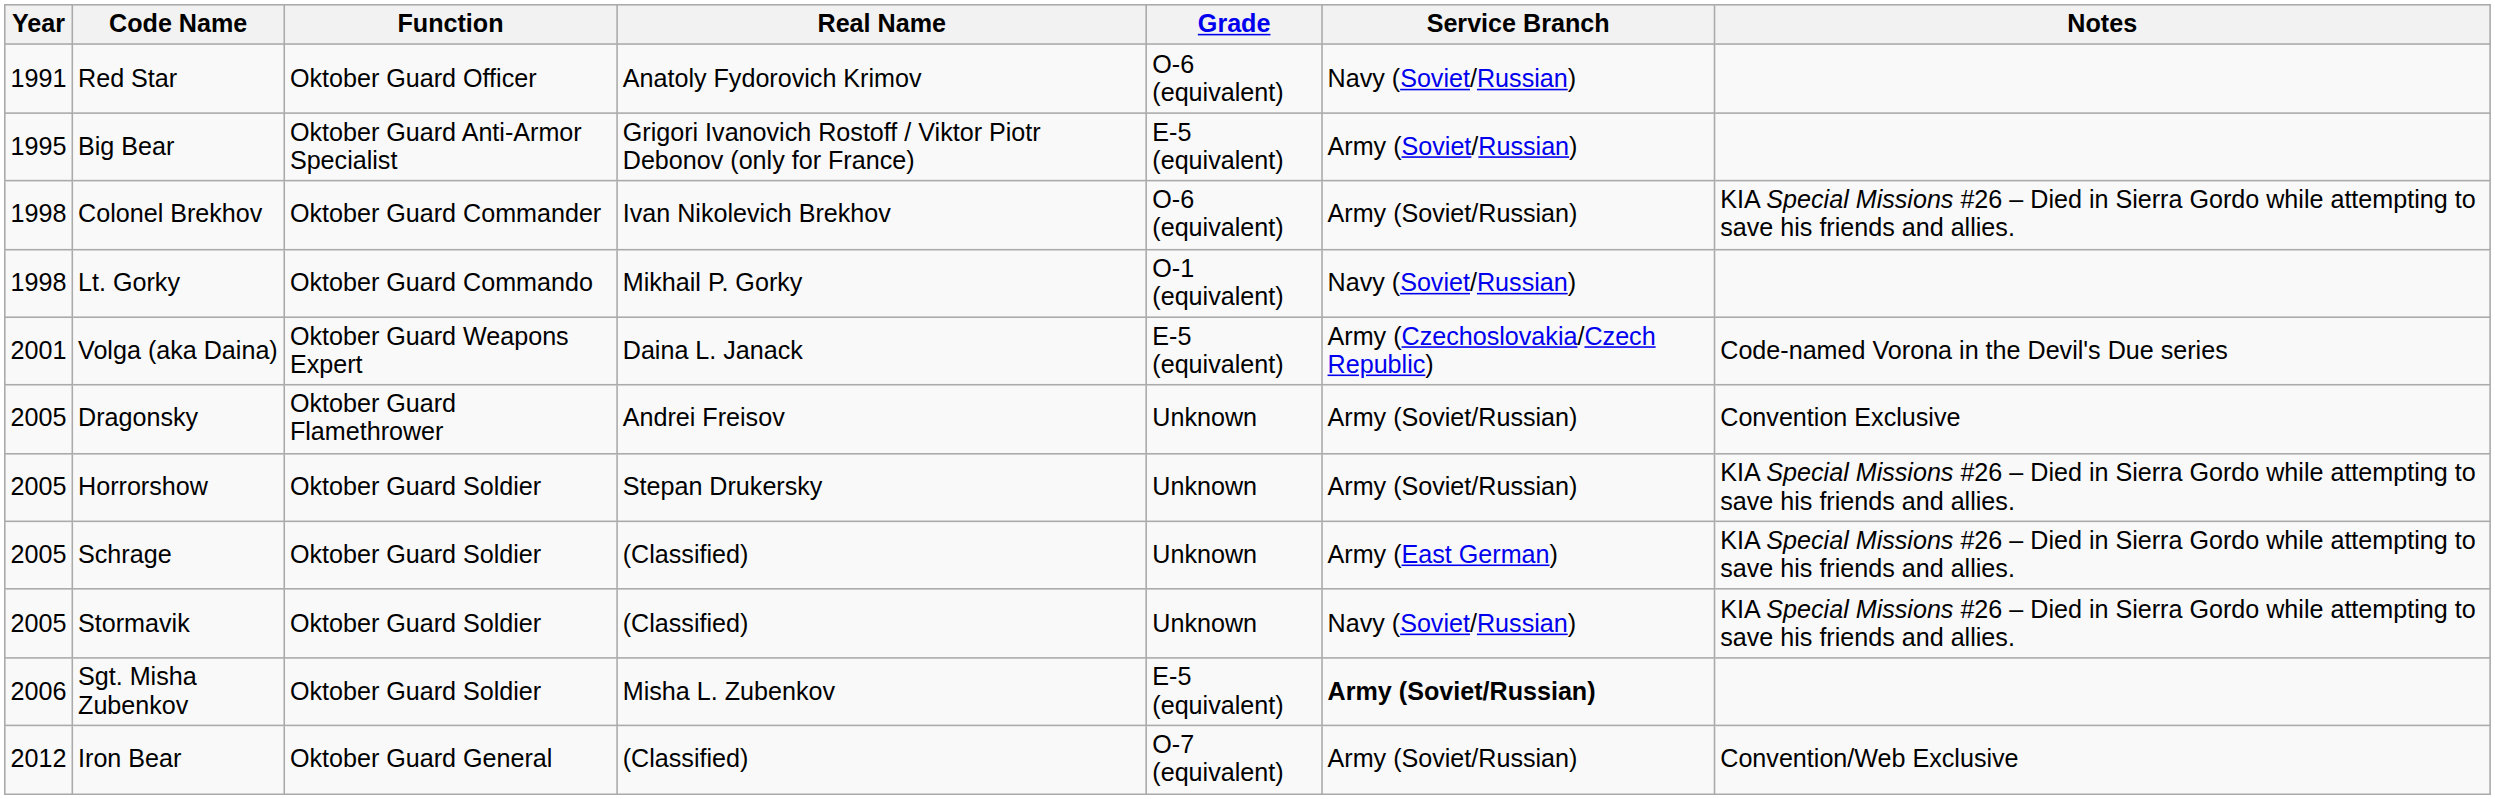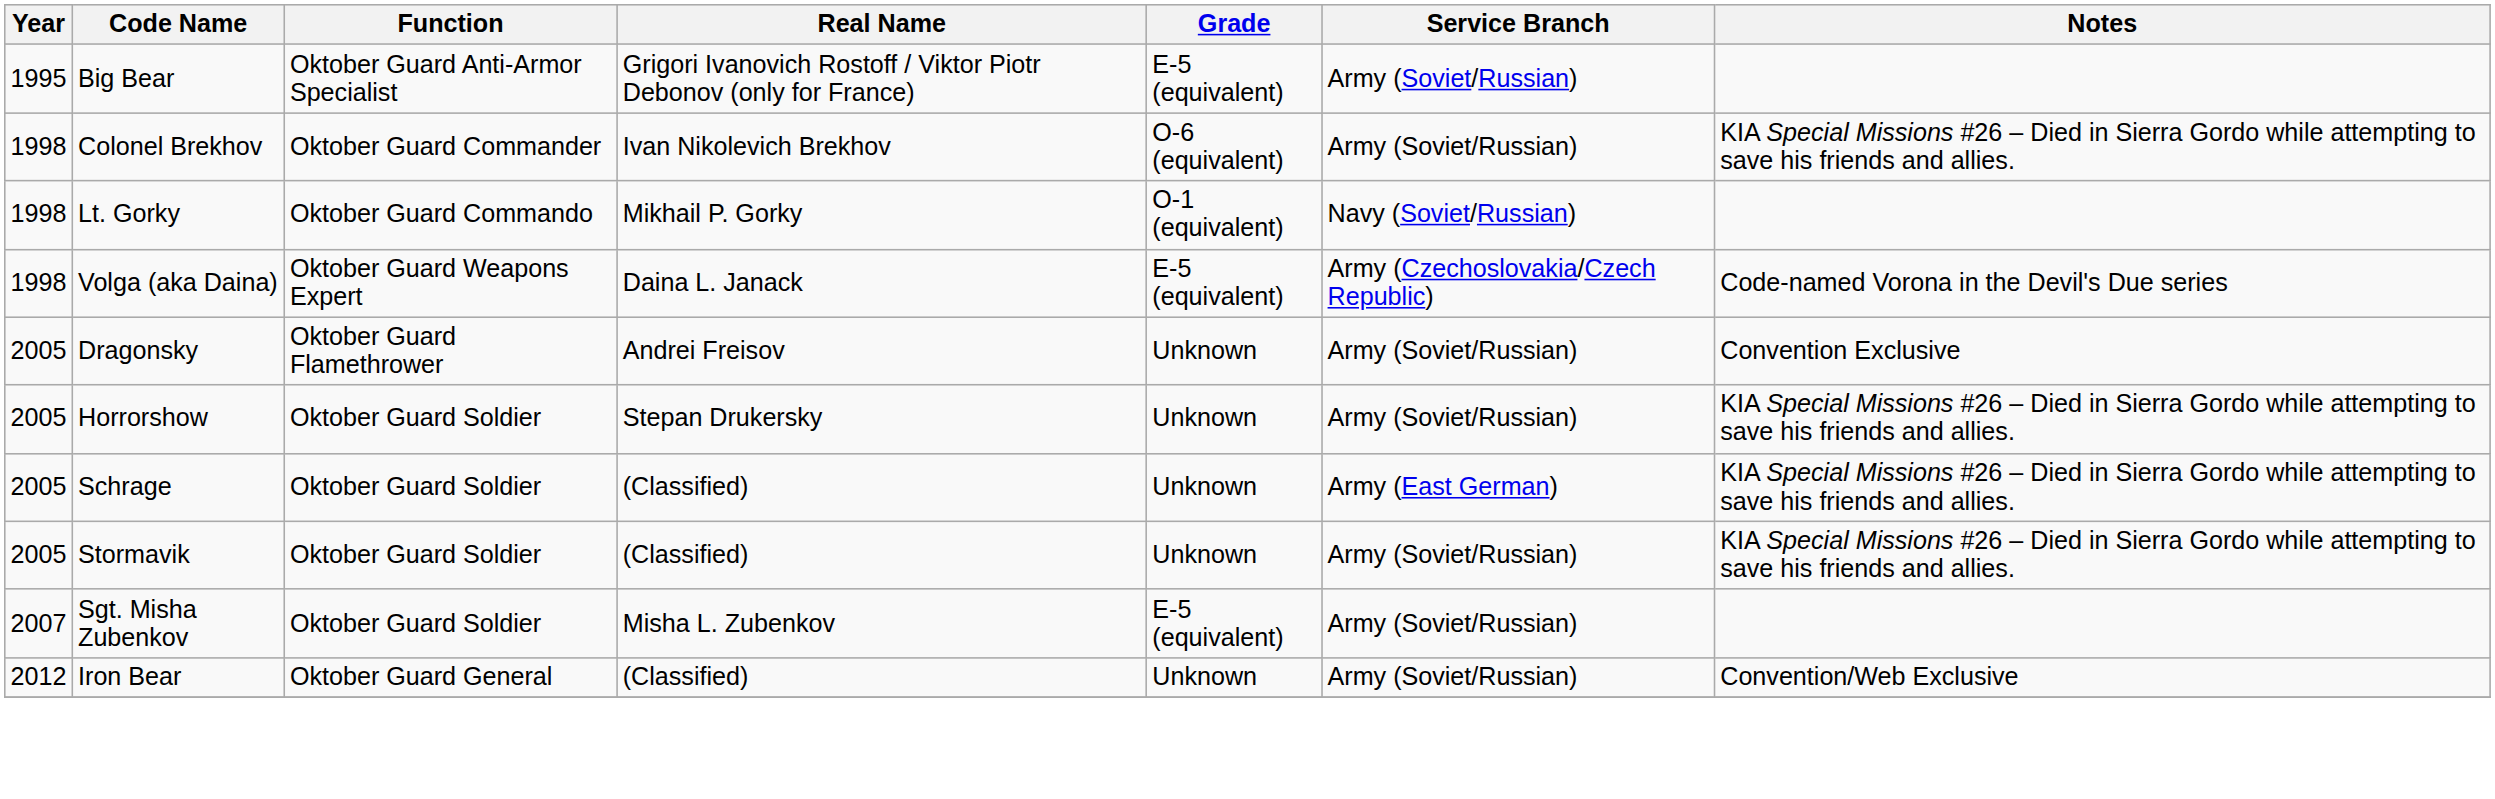- row: (128, 78)
(39, 350) 2001 -> (39, 282) 1998
(1452, 623) Navy (Soviet/Russian) -> (1452, 555) Army (Soviet/Russian)
(39, 691) 2006 -> (39, 623) 2007
(1462, 691) bold -> (1452, 623) normal
(1218, 759) O-7 (equivalent) -> (1205, 677) Unknown
